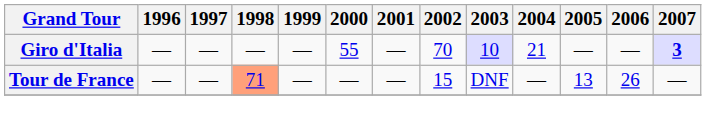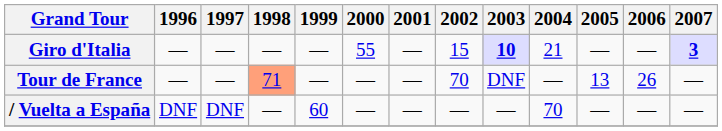(443, 49) 70 -> (459, 49) 15
(490, 49) normal -> (506, 49) bold
(443, 79) 15 -> (459, 79) 70
+ row: (80, 110)
